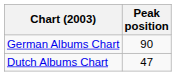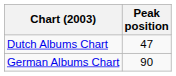rows swapped: (57, 62) <-> (63, 44)
